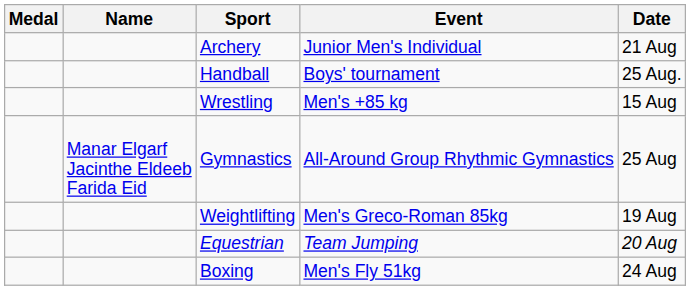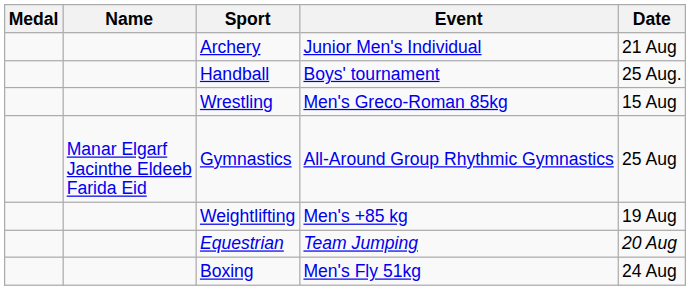(356, 102) Men's +85 kg -> (406, 102) Men's Greco-Roman 85kg
(406, 216) Men's Greco-Roman 85kg -> (356, 216) Men's +85 kg
